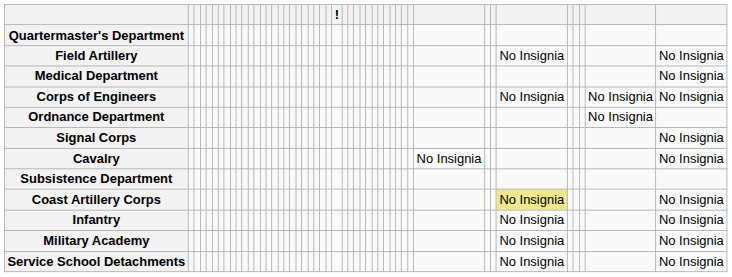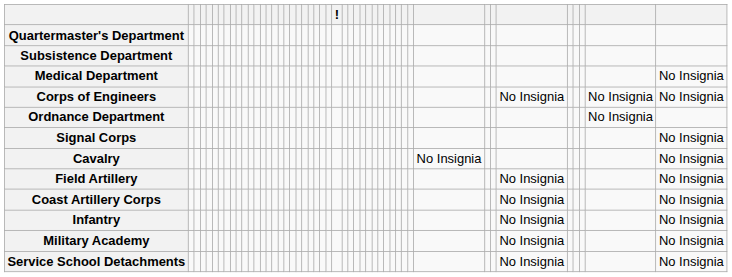rows swapped: (96, 179) <-> (96, 55)
(532, 199) khaki background -> (532, 199) no background
